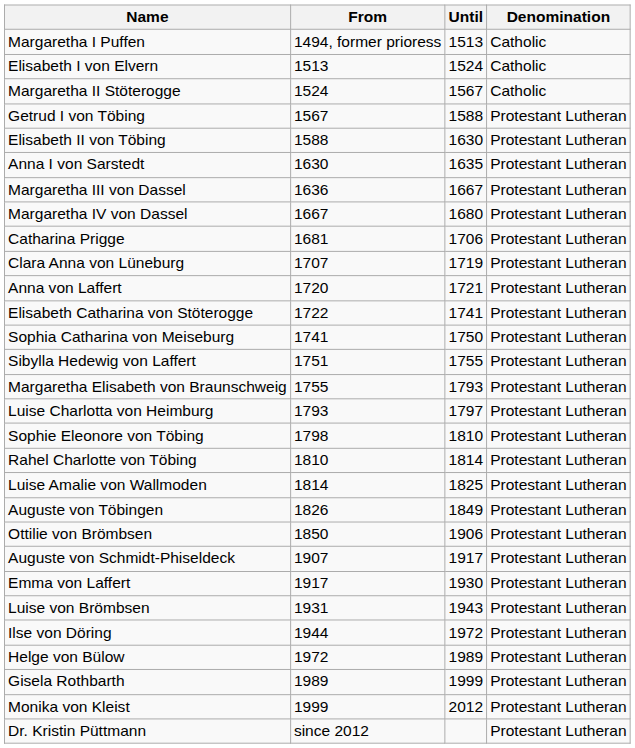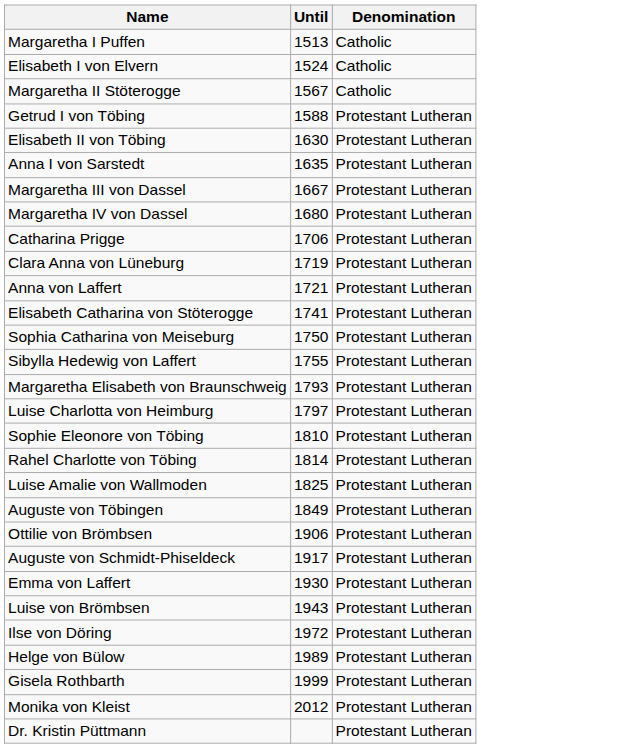- column: (368, 17)
